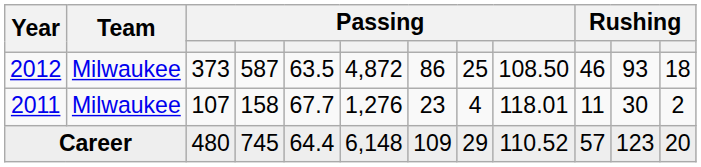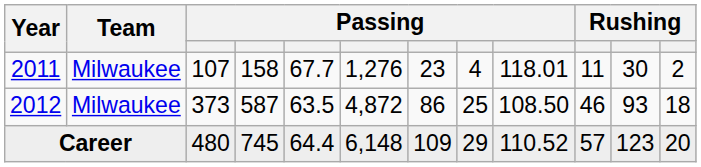rows swapped: (36, 106) <-> (36, 69)
